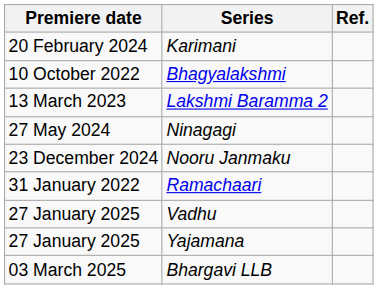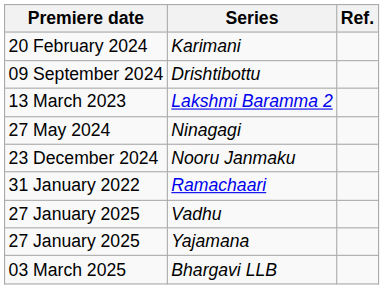+ row: (216, 74)
- row: (226, 74)
